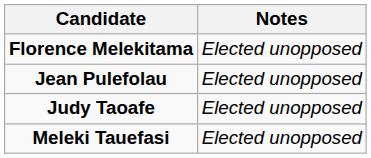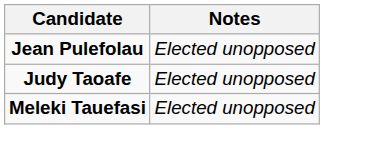- row: (101, 49)
